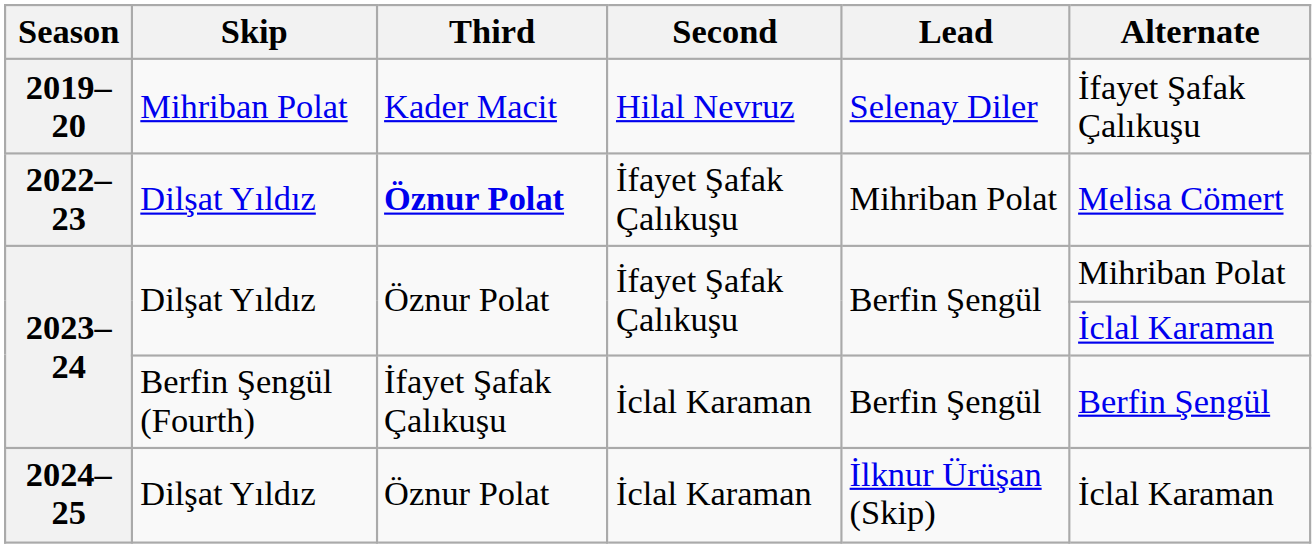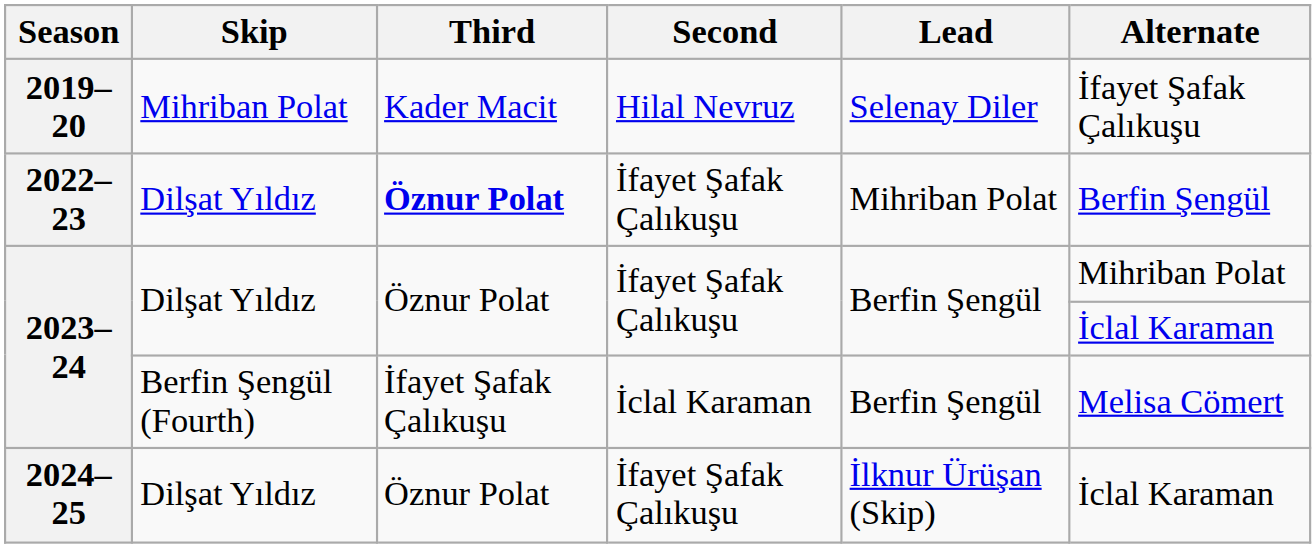(1181, 198) Melisa Cömert -> (1174, 198) Berfin Şengül
(1174, 401) Berfin Şengül -> (1181, 401) Melisa Cömert
(714, 494) İclal Karaman -> (700, 494) İfayet Şafak Çalıkuşu
